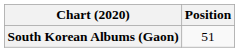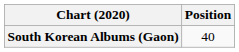(208, 36) 51 -> (208, 36) 40
